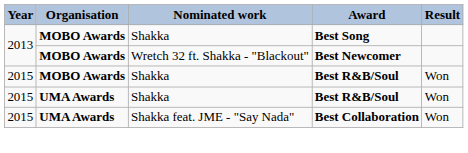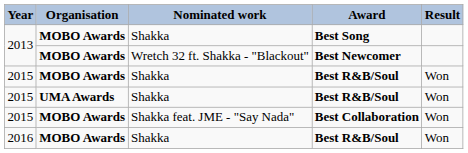(77, 117) UMA Awards -> (82, 117) MOBO Awards
+ row: (20, 138)
